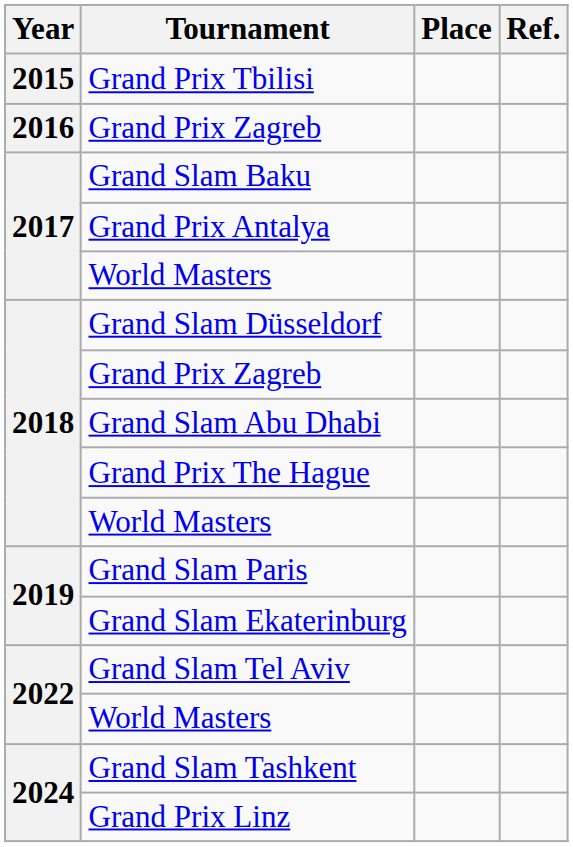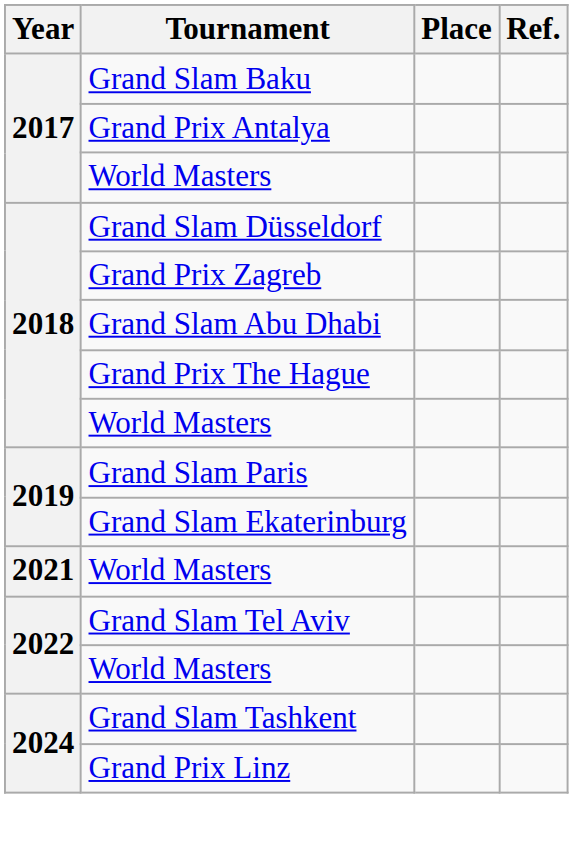- row: (43, 78)
- row: (43, 127)
+ row: (43, 570)
